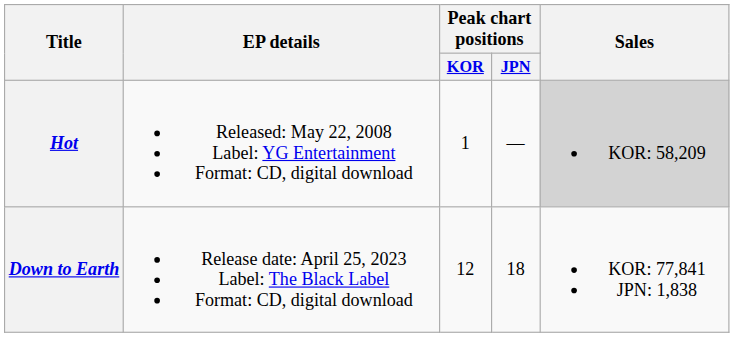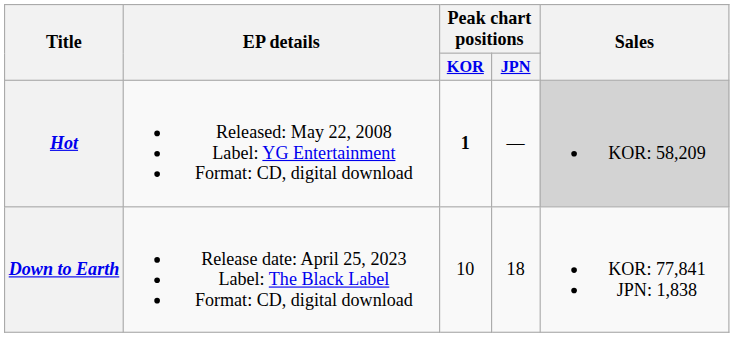(465, 143) normal -> (465, 143) bold
(465, 269) 12 -> (465, 269) 10
